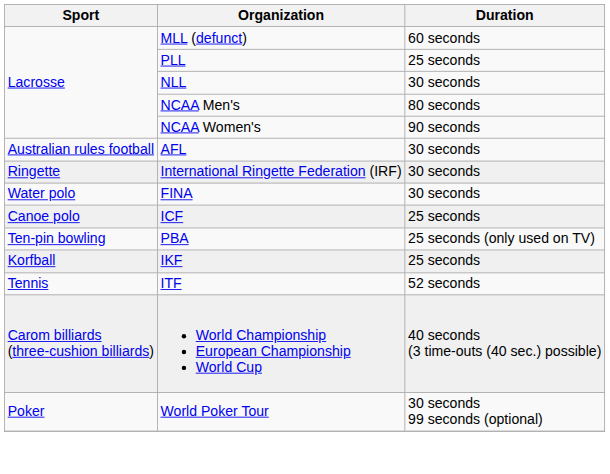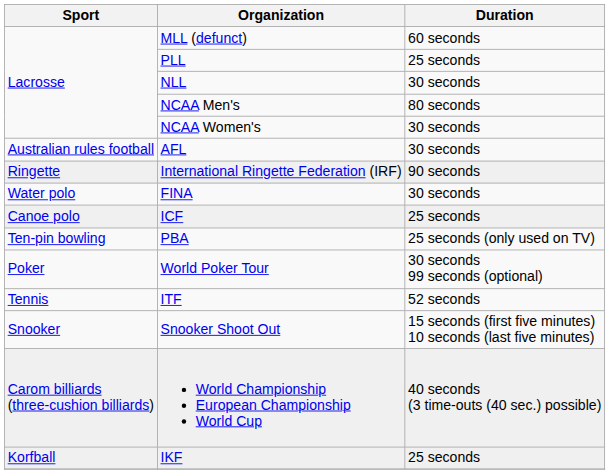(444, 127) 90 seconds -> (444, 127) 30 seconds
(444, 171) 30 seconds -> (444, 171) 90 seconds
rows swapped: (171, 261) <-> (215, 411)
+ row: (220, 329)
